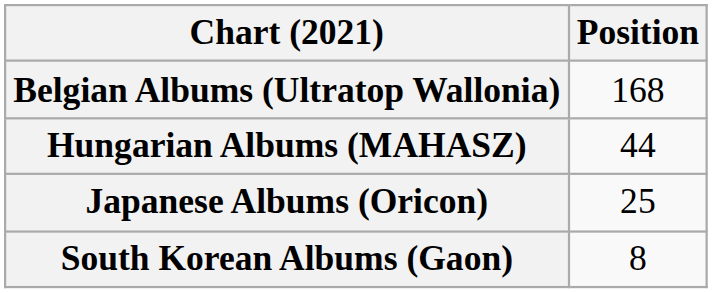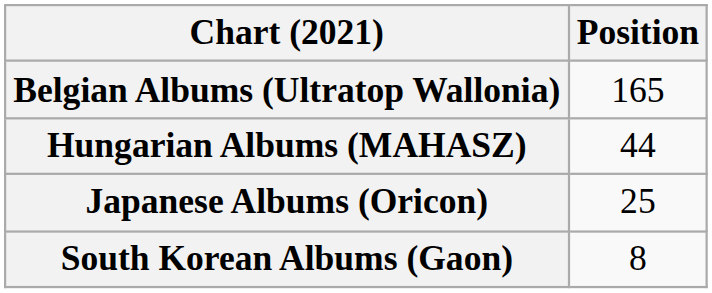(638, 88) 168 -> (638, 88) 165
